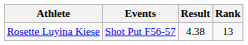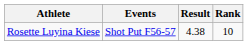(228, 31) 13 -> (228, 31) 10
